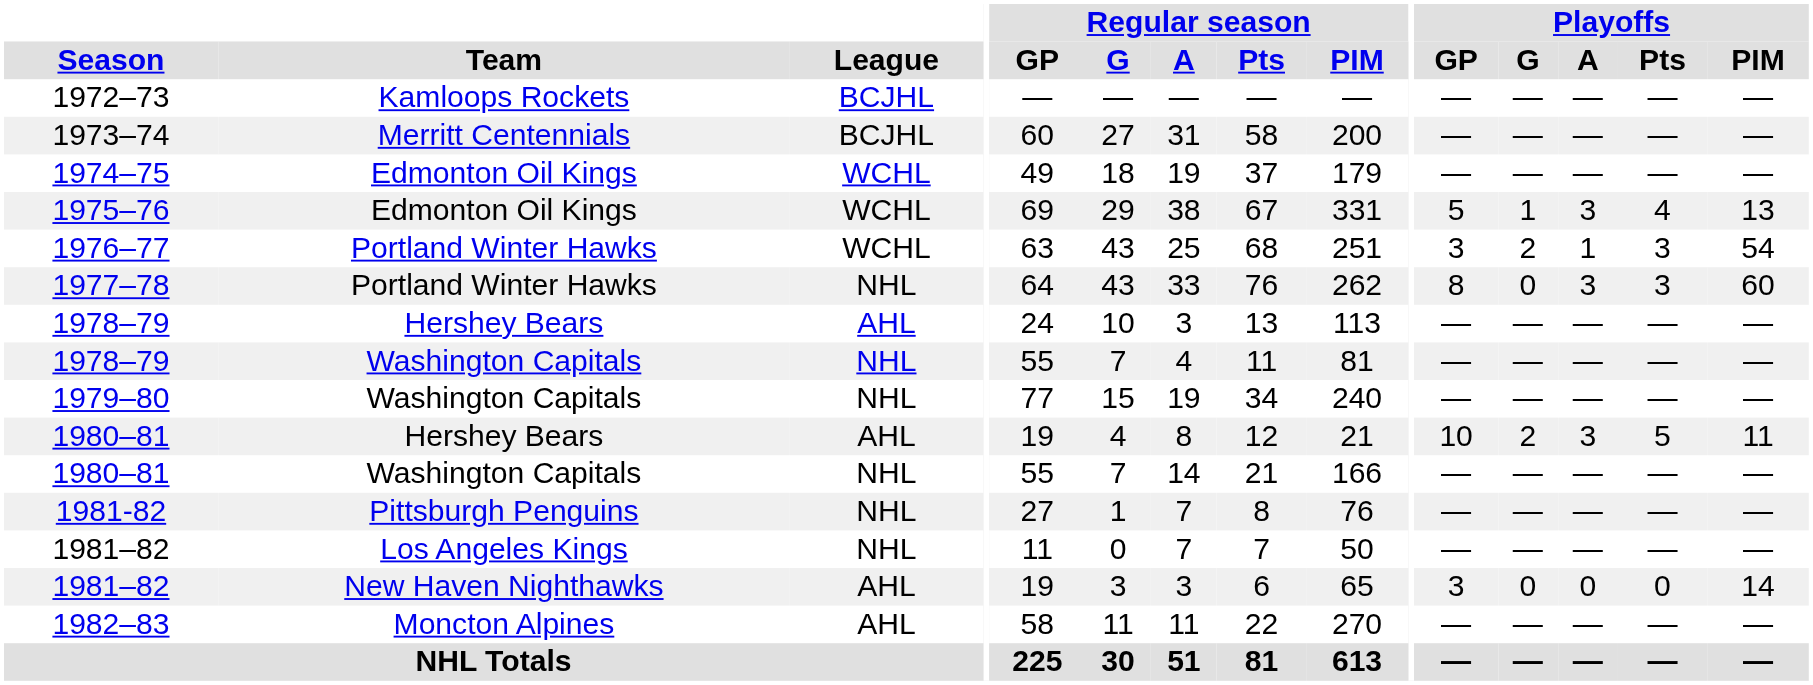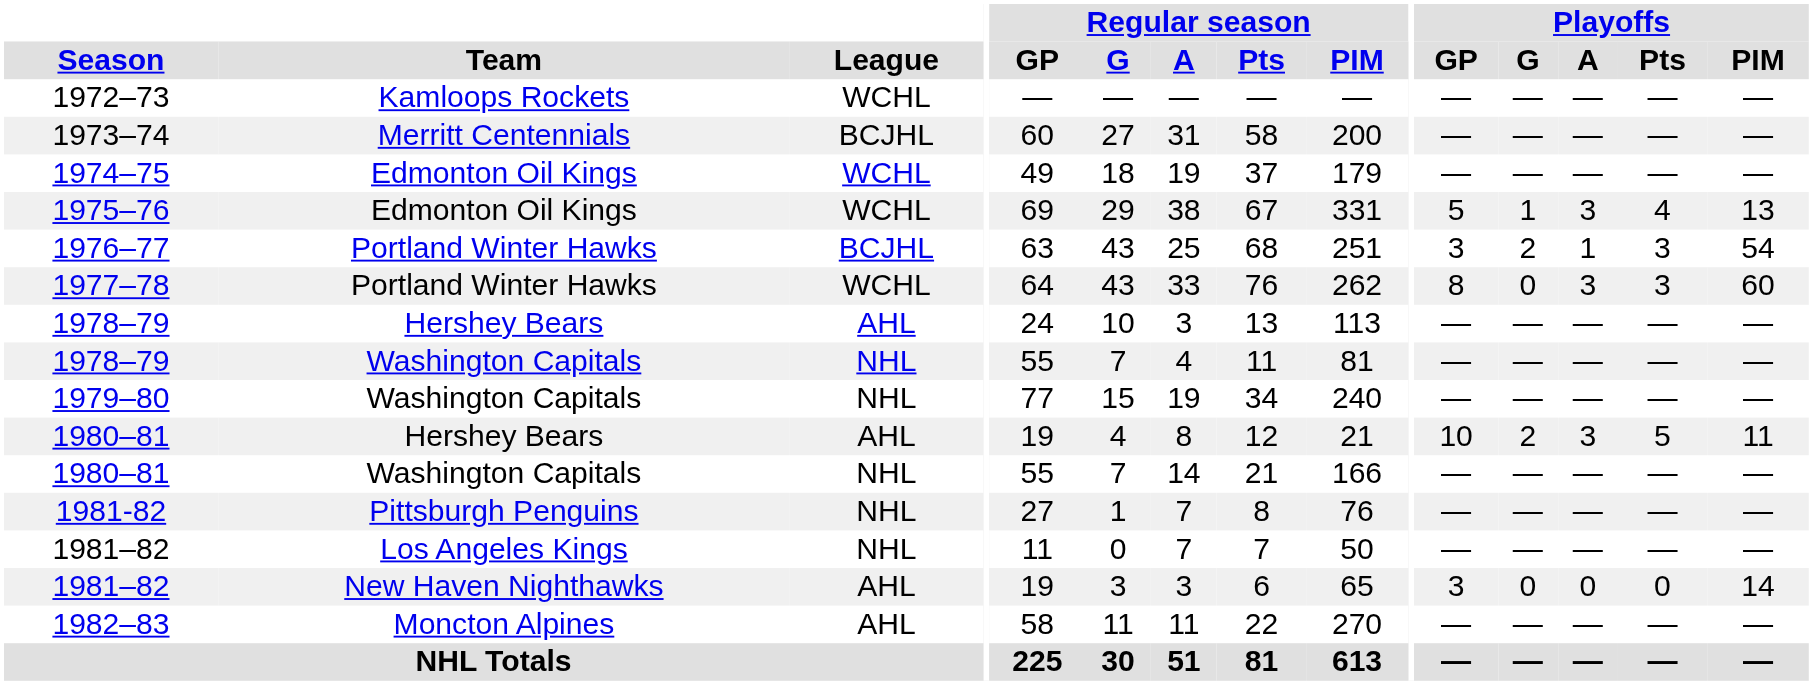(886, 97) BCJHL -> (886, 97) WCHL
(886, 247) WCHL -> (886, 247) BCJHL
(886, 285) NHL -> (886, 285) WCHL
